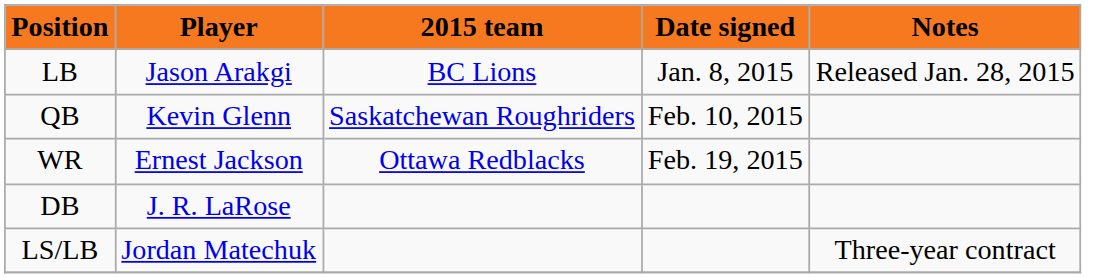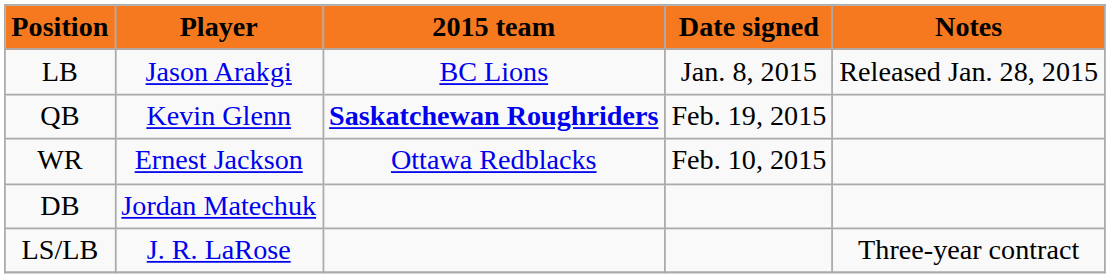(482, 116) normal -> (494, 116) bold
(725, 116) Feb. 10, 2015 -> (749, 116) Feb. 19, 2015
(725, 160) Feb. 19, 2015 -> (749, 160) Feb. 10, 2015
(219, 205) J. R. LaRose -> (219, 205) Jordan Matechuk
(219, 250) Jordan Matechuk -> (219, 250) J. R. LaRose
